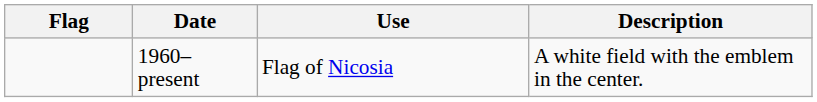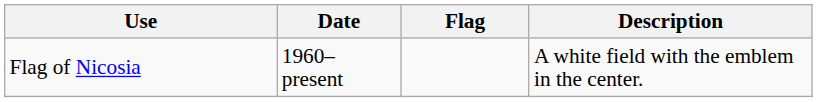columns swapped: (69, 21) <-> (393, 21)
